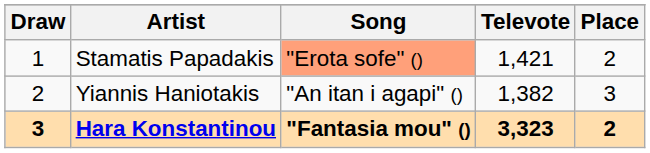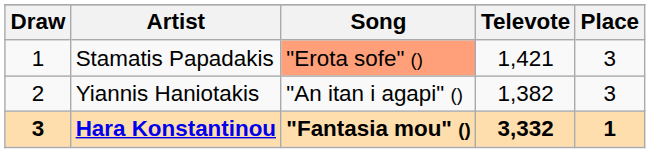(610, 57) 2 -> (610, 57) 3
(526, 128) 3,323 -> (526, 128) 3,332
(610, 128) 2 -> (610, 128) 1
